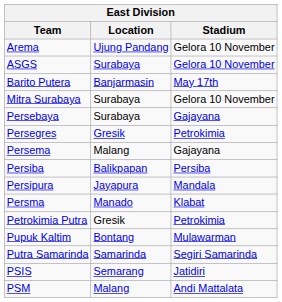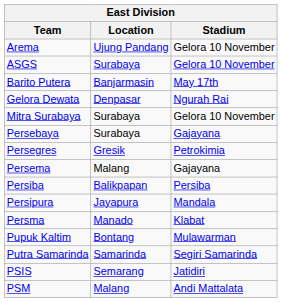+ row: (43, 99)
- row: (47, 220)
